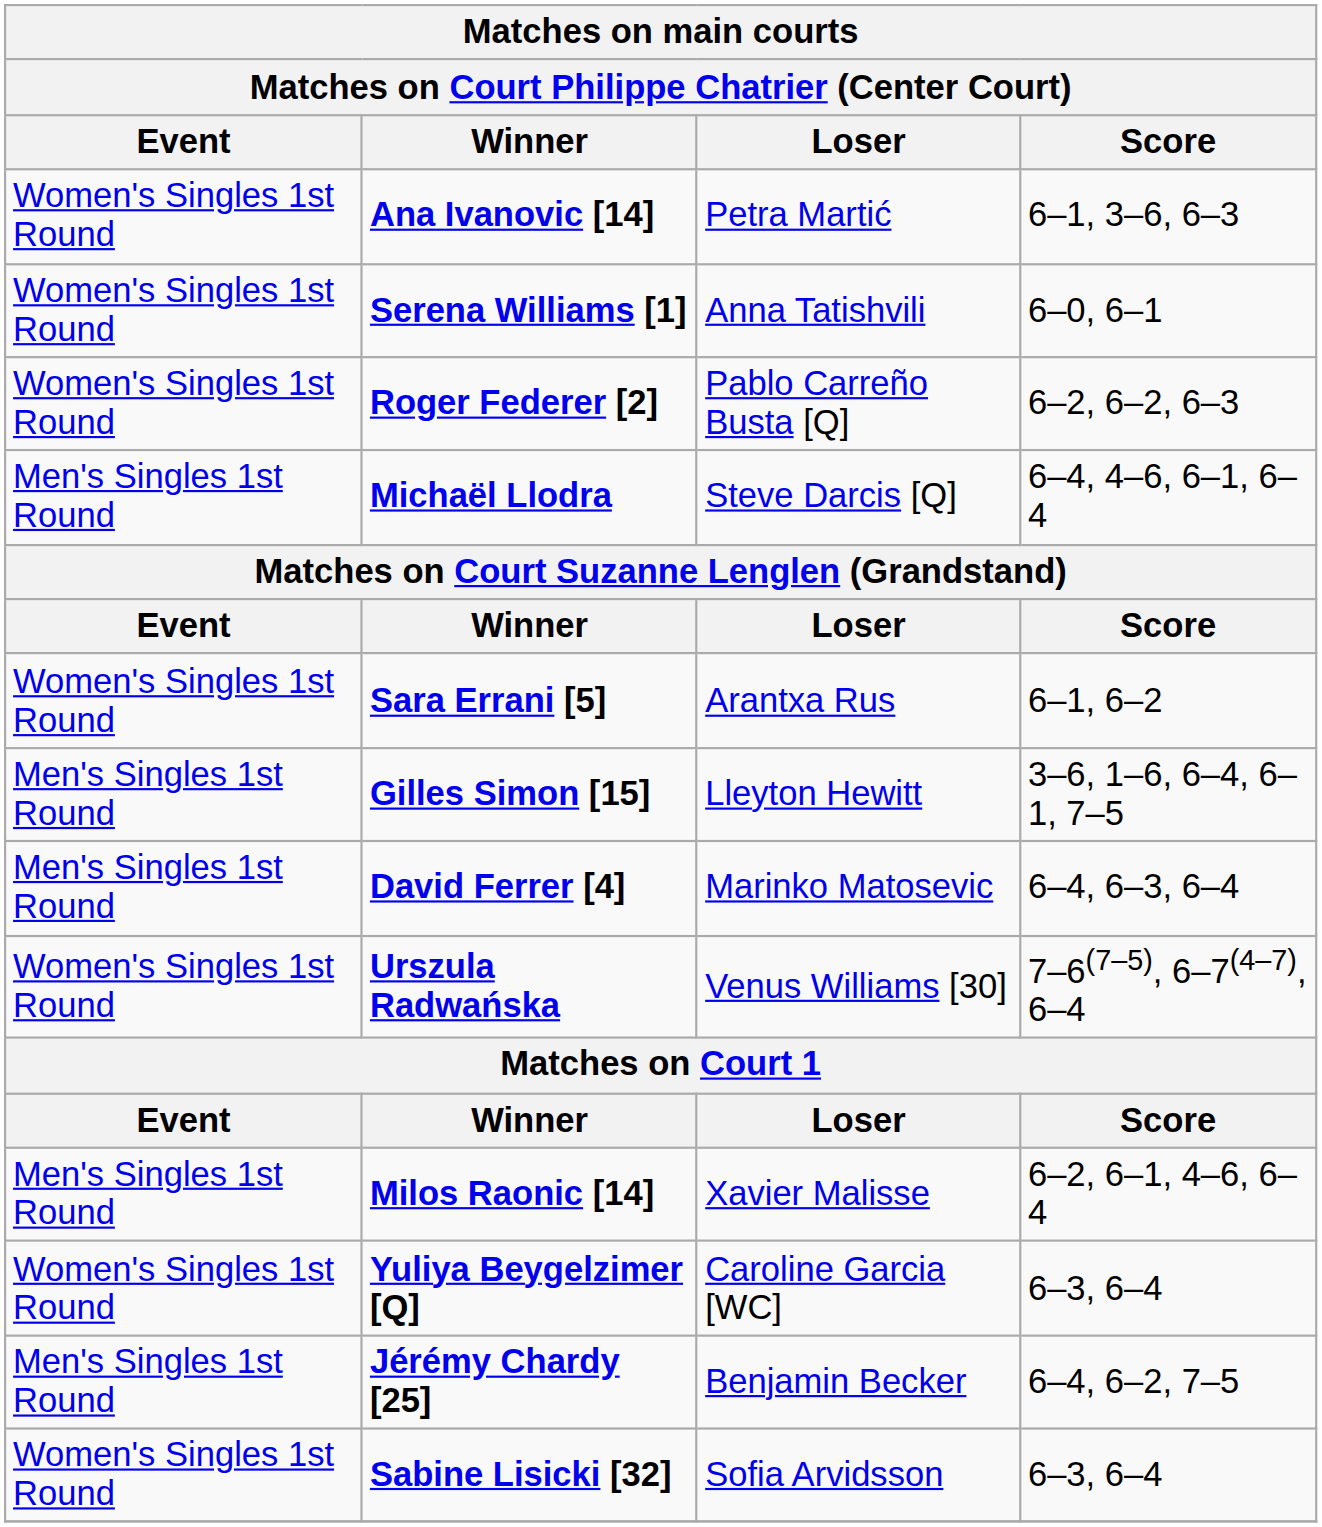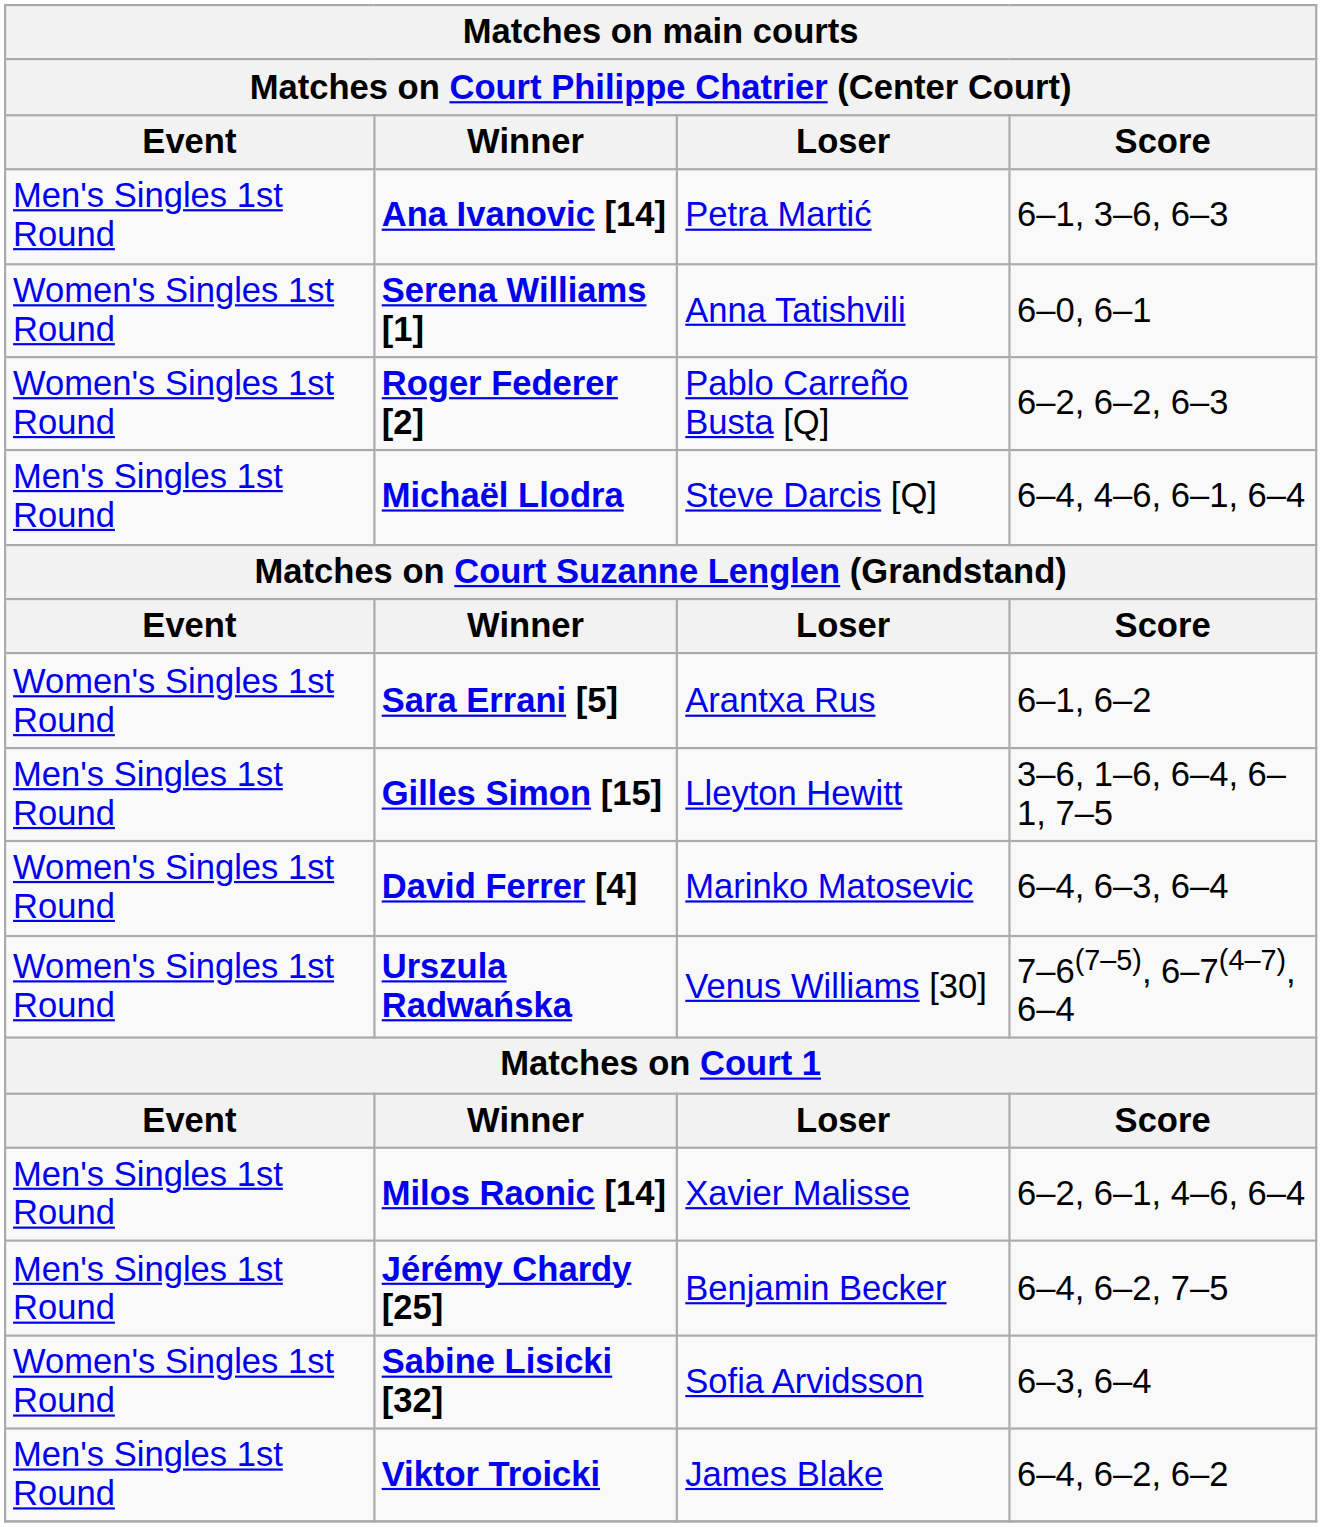(174, 215) Women's Singles 1st Round -> (148, 215) Men's Singles 1st Round
(148, 887) Men's Singles 1st Round -> (174, 887) Women's Singles 1st Round
- row: (526, 1287)
+ row: (491, 1474)
